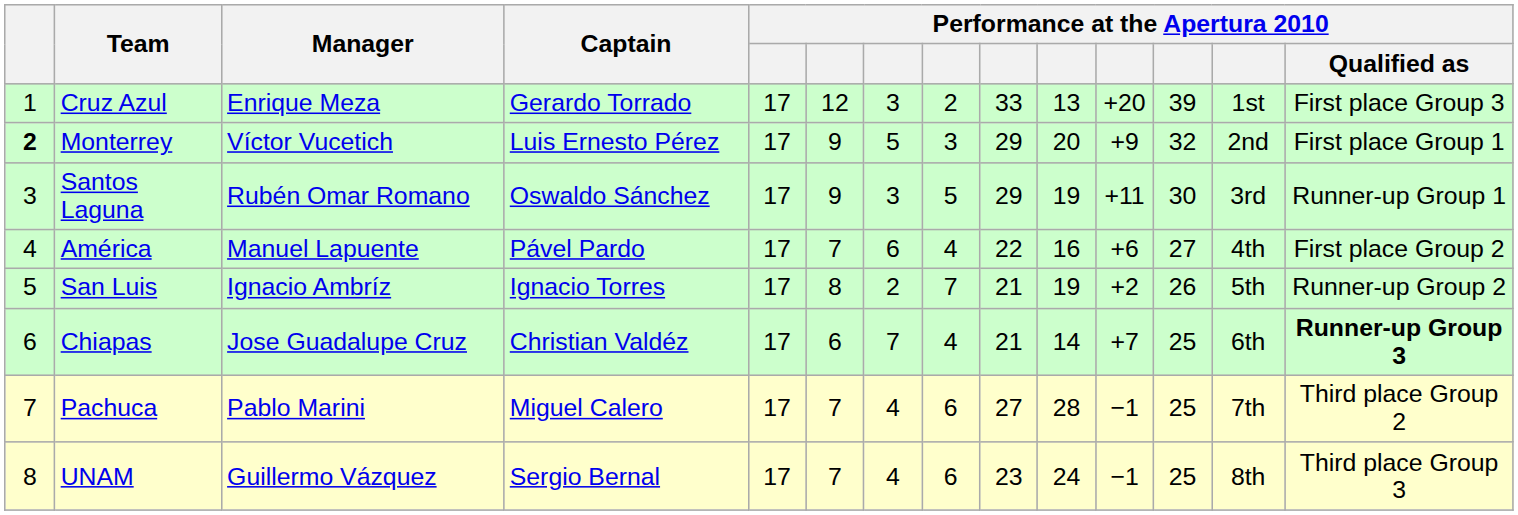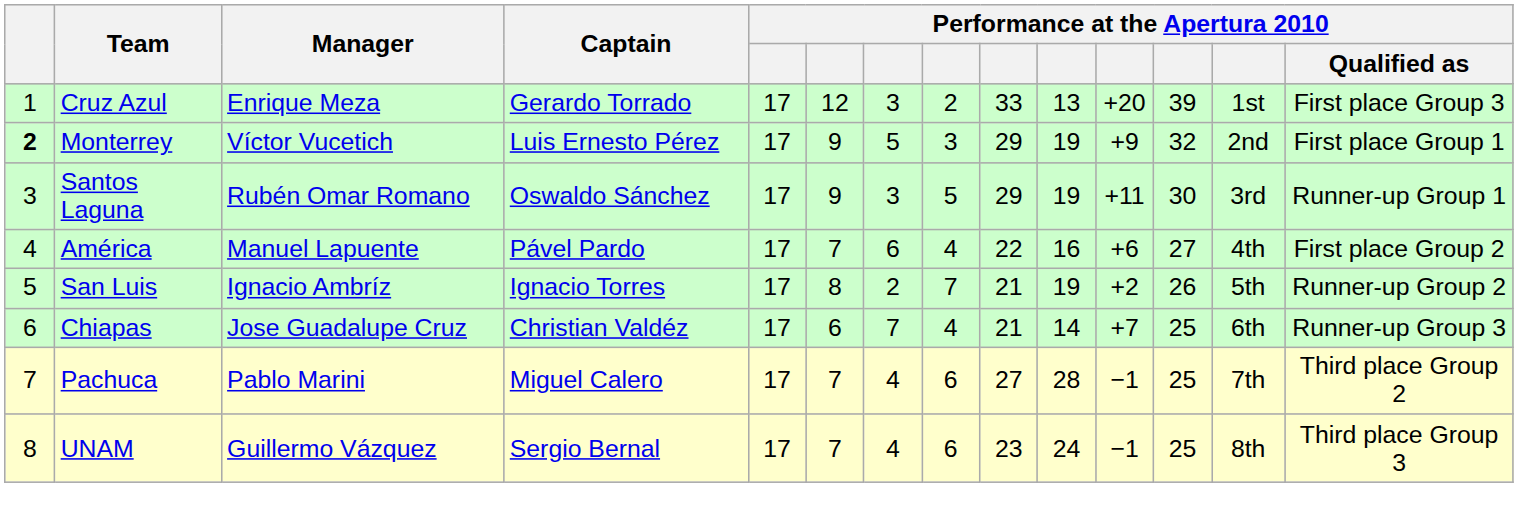(1067, 142) 20 -> (1067, 142) 19
(1399, 341) bold -> (1399, 327) normal
